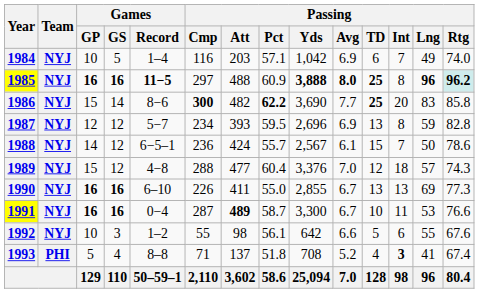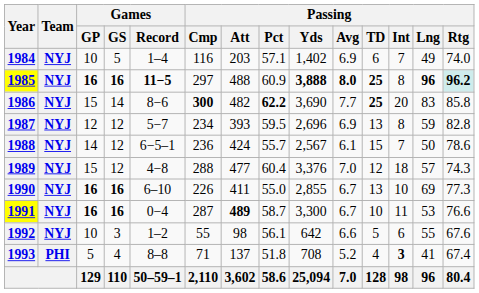(311, 59) 1,042 -> (311, 59) 1,402
(401, 189) 13 -> (401, 189) 10
